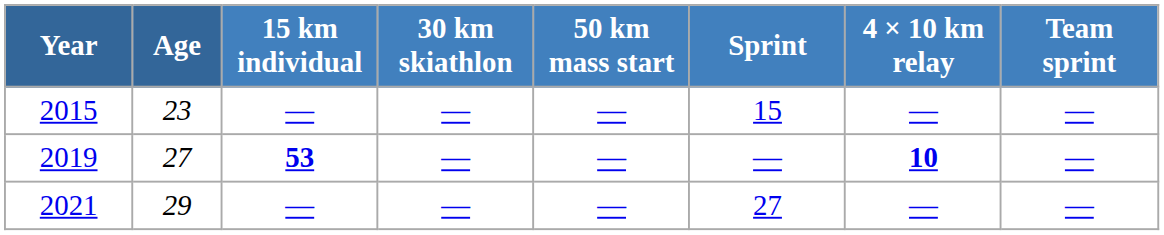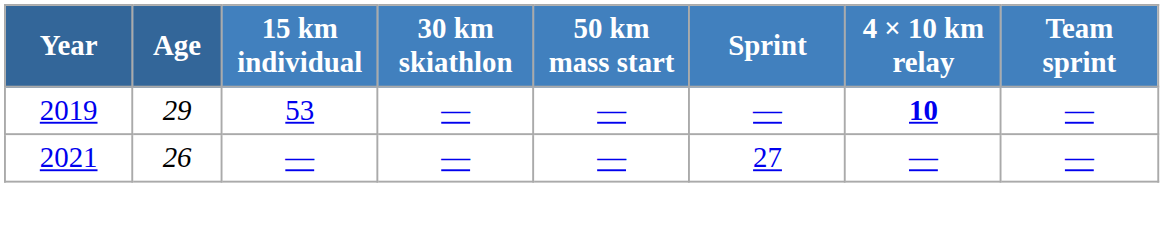- row: (69, 110)
(177, 157) 27 -> (177, 110) 29
(300, 157) bold -> (300, 110) normal
(177, 205) 29 -> (177, 157) 26
